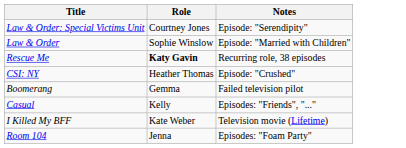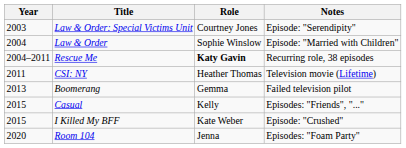+ column: (28, 12)
(257, 74) Episode: "Crushed" -> (321, 74) Television movie (Lifetime)
(273, 120) Television movie (Lifetime) -> (305, 120) Episode: "Crushed"
